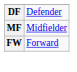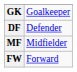+ row: (14, 12)
